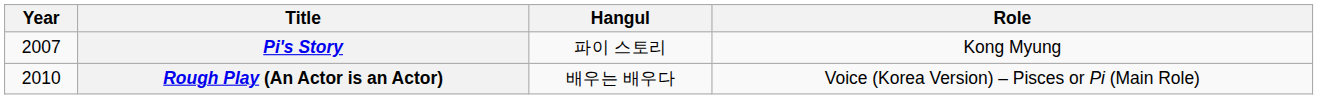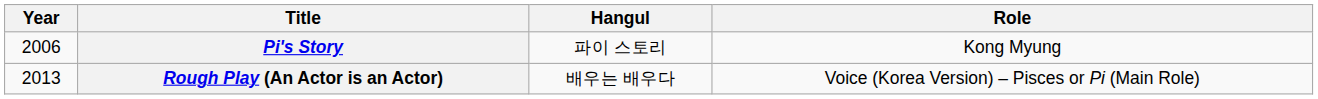(41, 47) 2007 -> (41, 47) 2006
(41, 78) 2010 -> (41, 78) 2013
